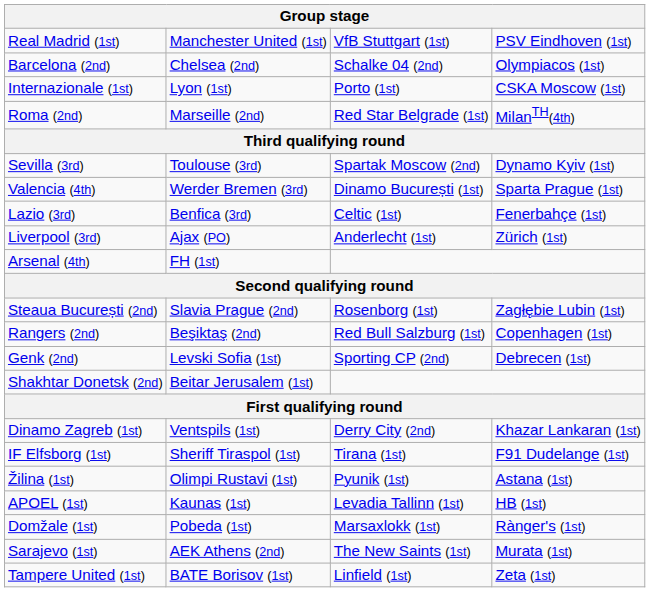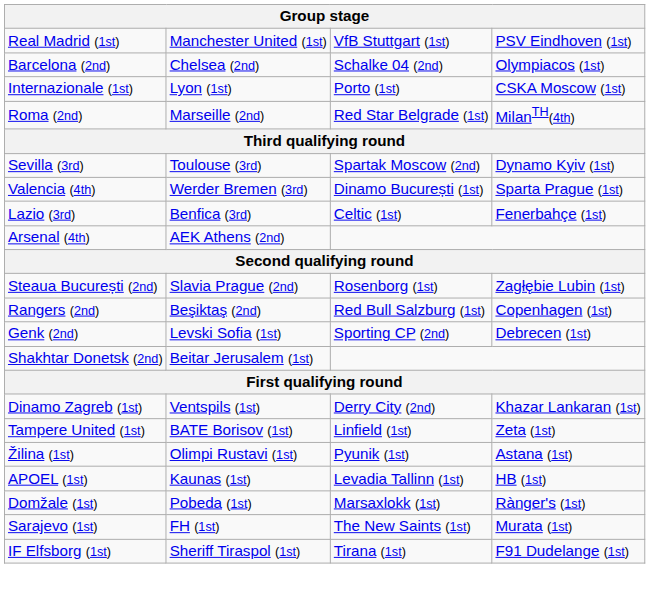- row: (54, 237)
(195, 261) FH (1st) -> (227, 237) AEK Athens (2nd)
rows swapped: (60, 454) <-> (76, 575)
(227, 551) AEK Athens (2nd) -> (195, 526) FH (1st)
